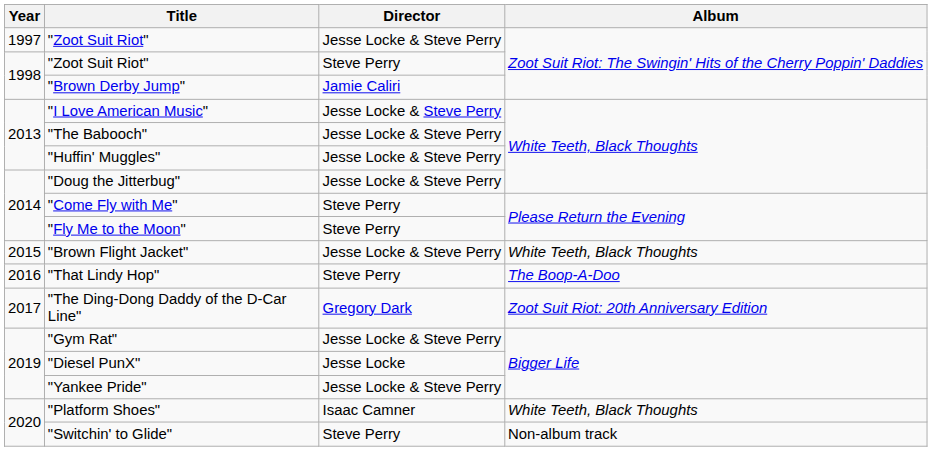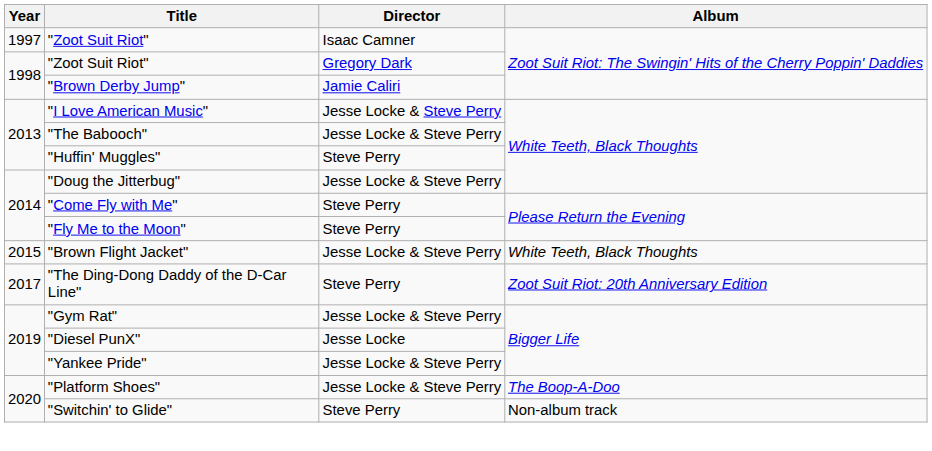(412, 39) Jesse Locke & Steve Perry -> (369, 39) Isaac Camner
(361, 63) Steve Perry -> (367, 63) Gregory Dark
(412, 157) Jesse Locke & Steve Perry -> (361, 157) Steve Perry
- row: (24, 275)
(367, 307) Gregory Dark -> (361, 284) Steve Perry
(369, 410) Isaac Camner -> (412, 387) Jesse Locke & Steve Perry
(603, 410) White Teeth, Black Thoughts -> (564, 387) The Boop-A-Doo
